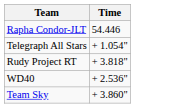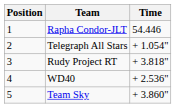+ column: (25, 12)
